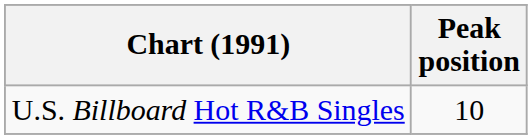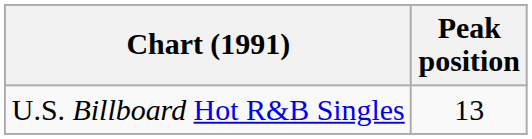(469, 109) 10 -> (469, 109) 13
